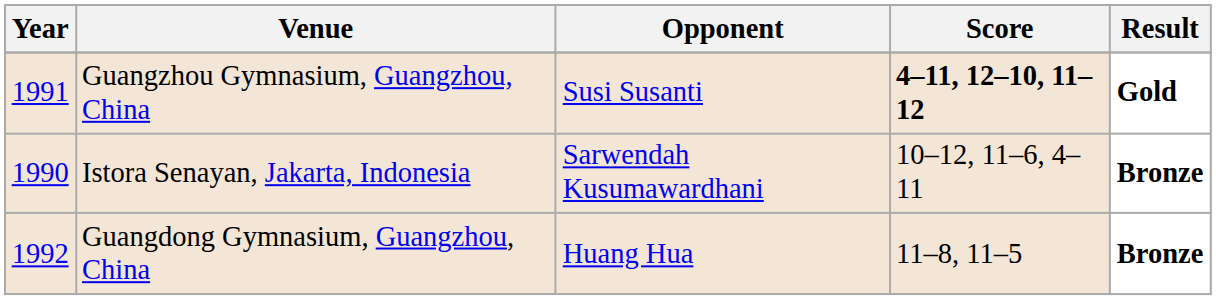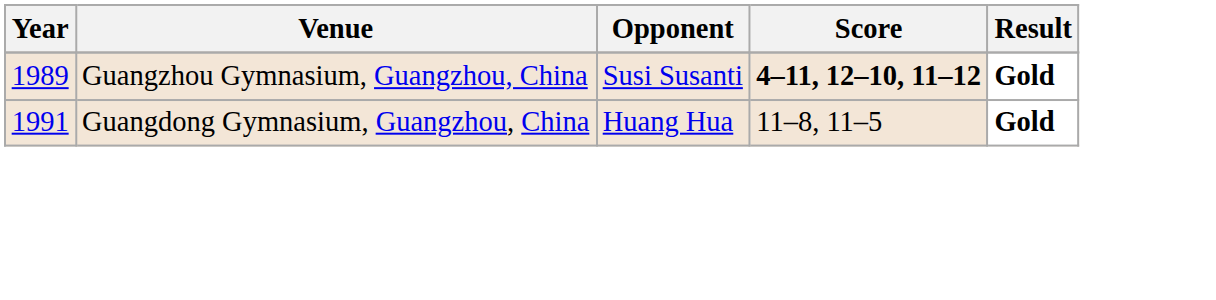(40, 92) 1991 -> (40, 75) 1989
- row: (276, 172)
(40, 253) 1992 -> (40, 122) 1991
(1160, 253) Bronze -> (1024, 122) Gold
